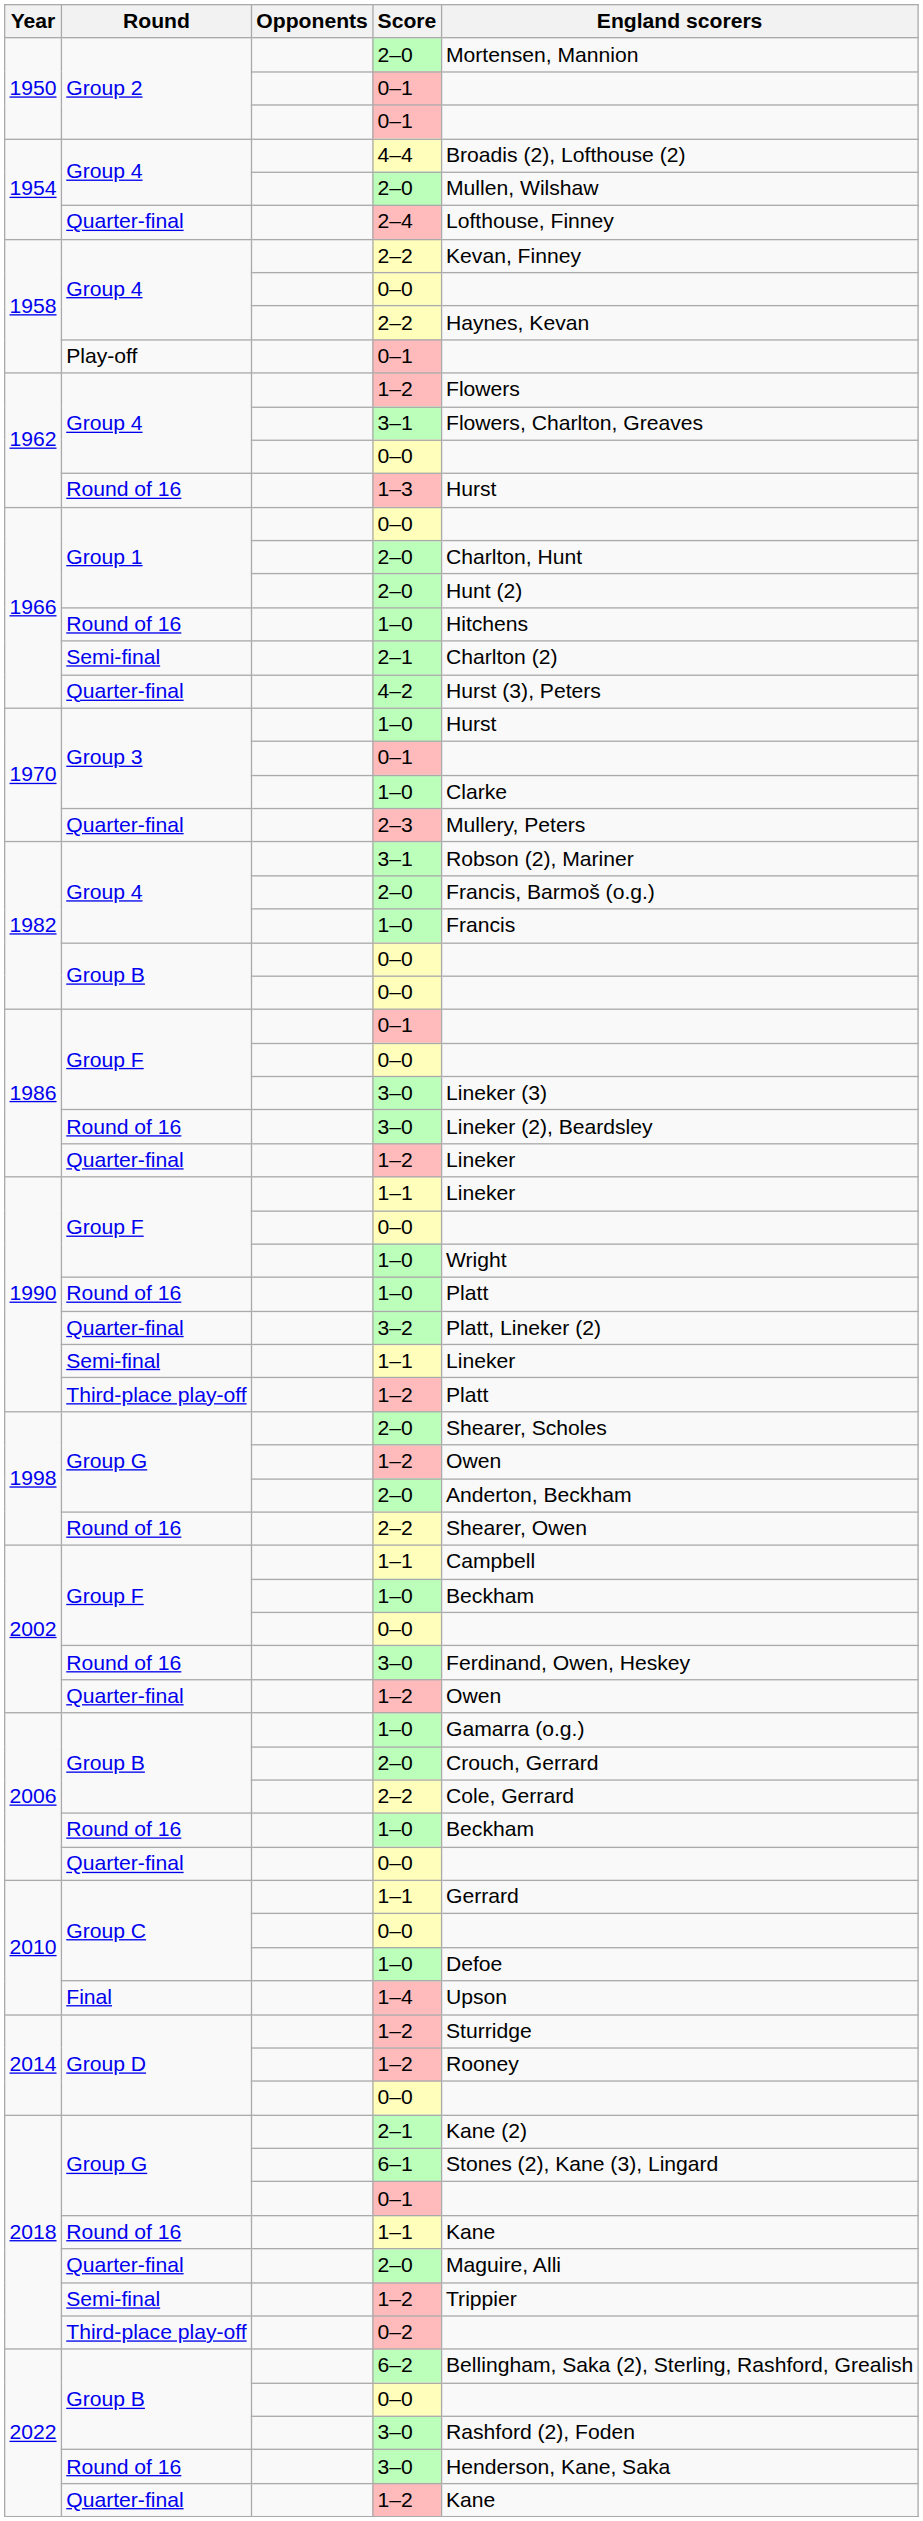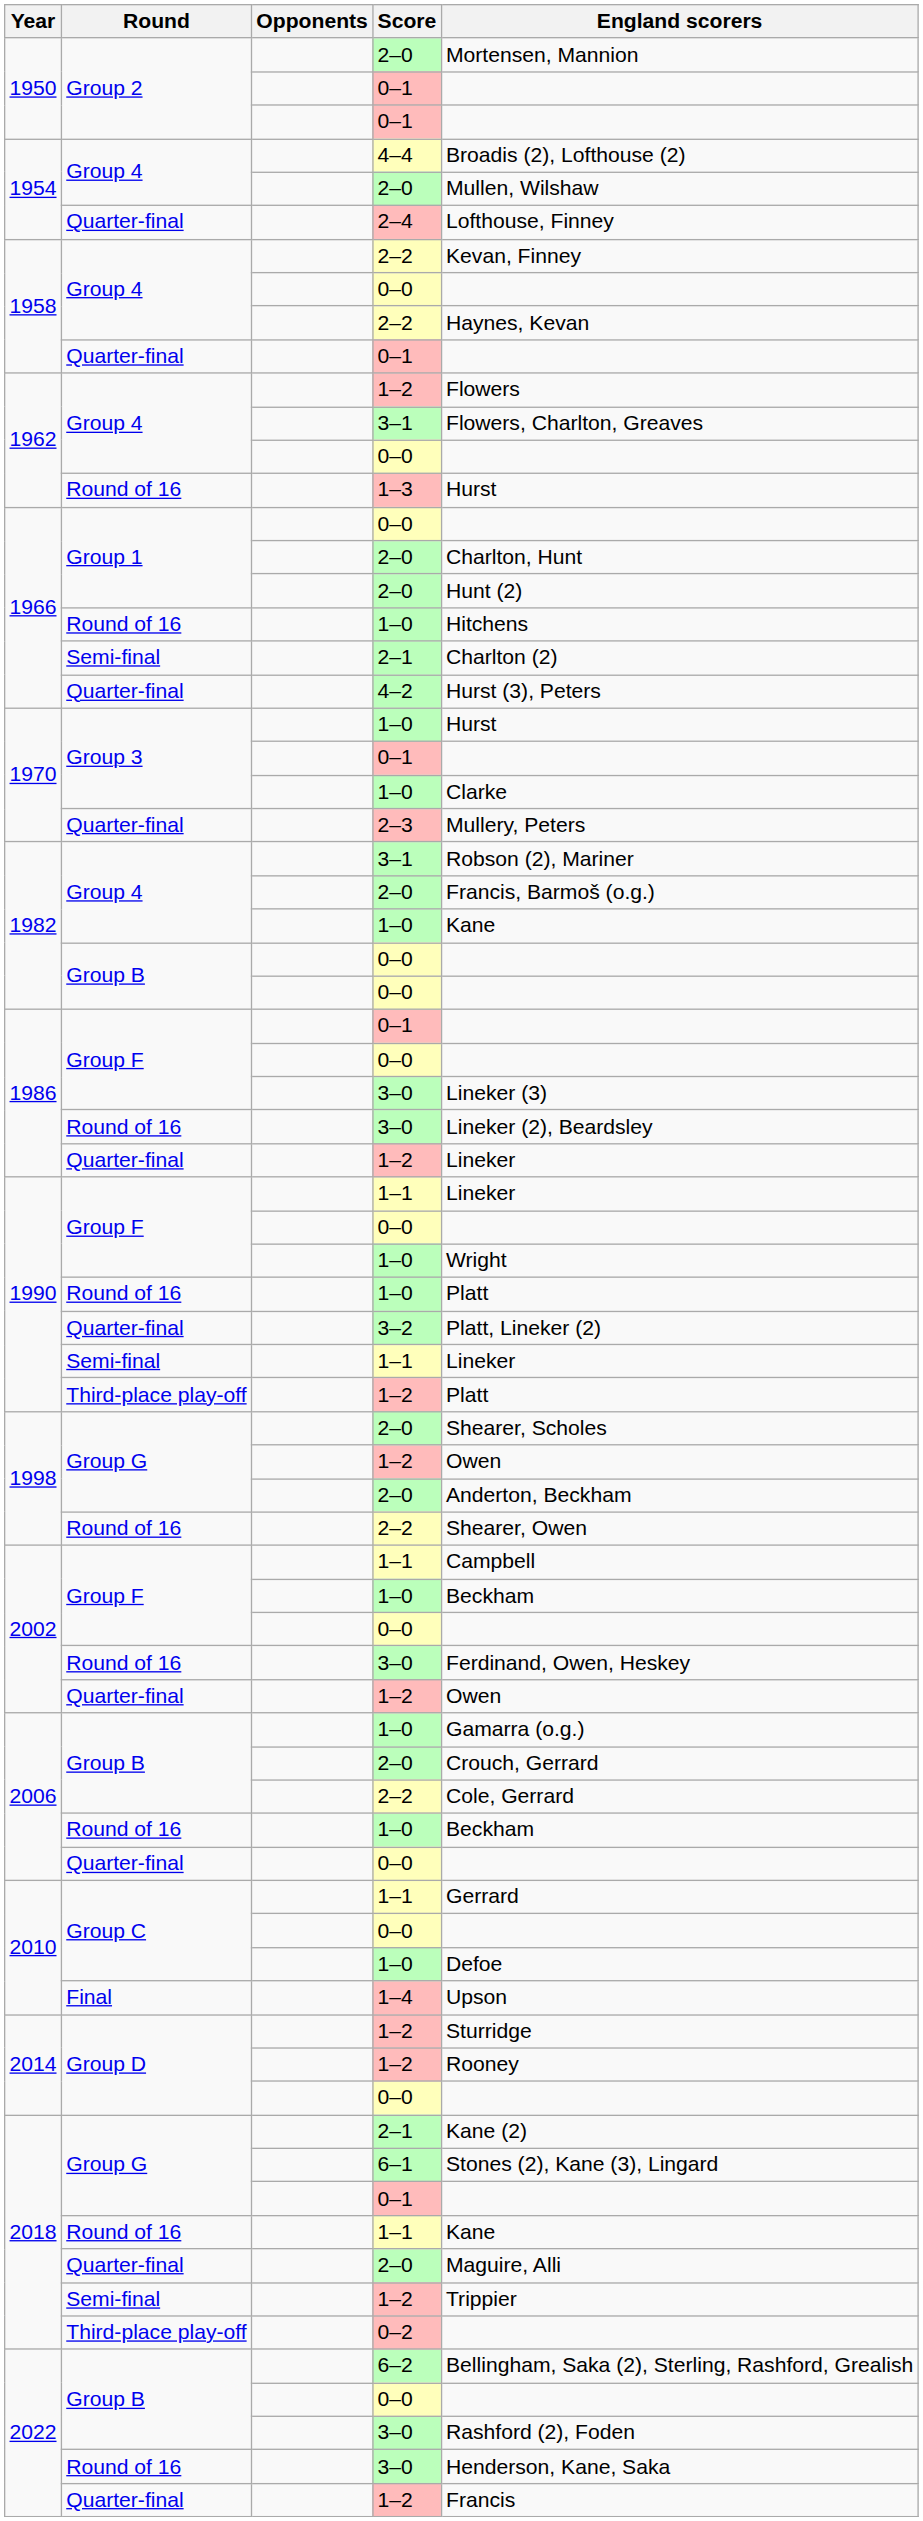(102, 356) Play-off -> (125, 356) Quarter-final
(481, 925) Francis -> (471, 925) Kane
(471, 2499) Kane -> (481, 2499) Francis
